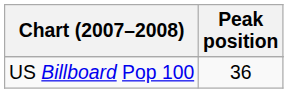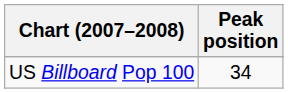(241, 72) 36 -> (241, 72) 34
